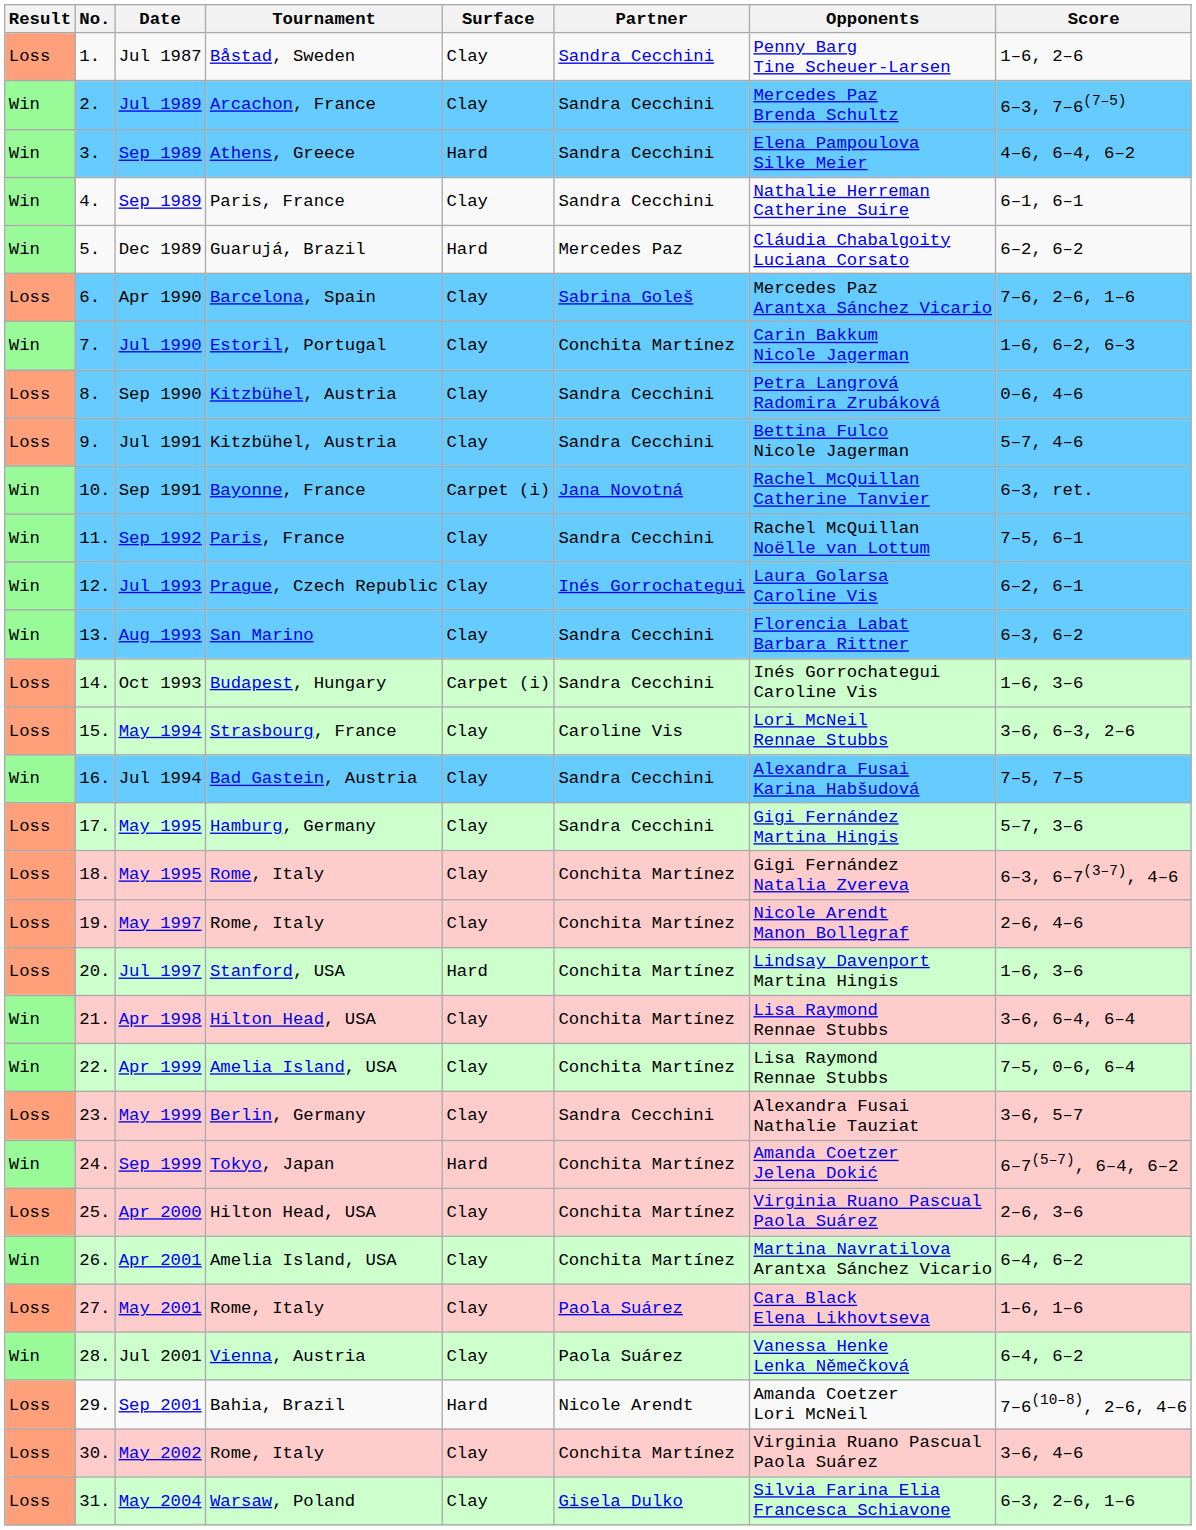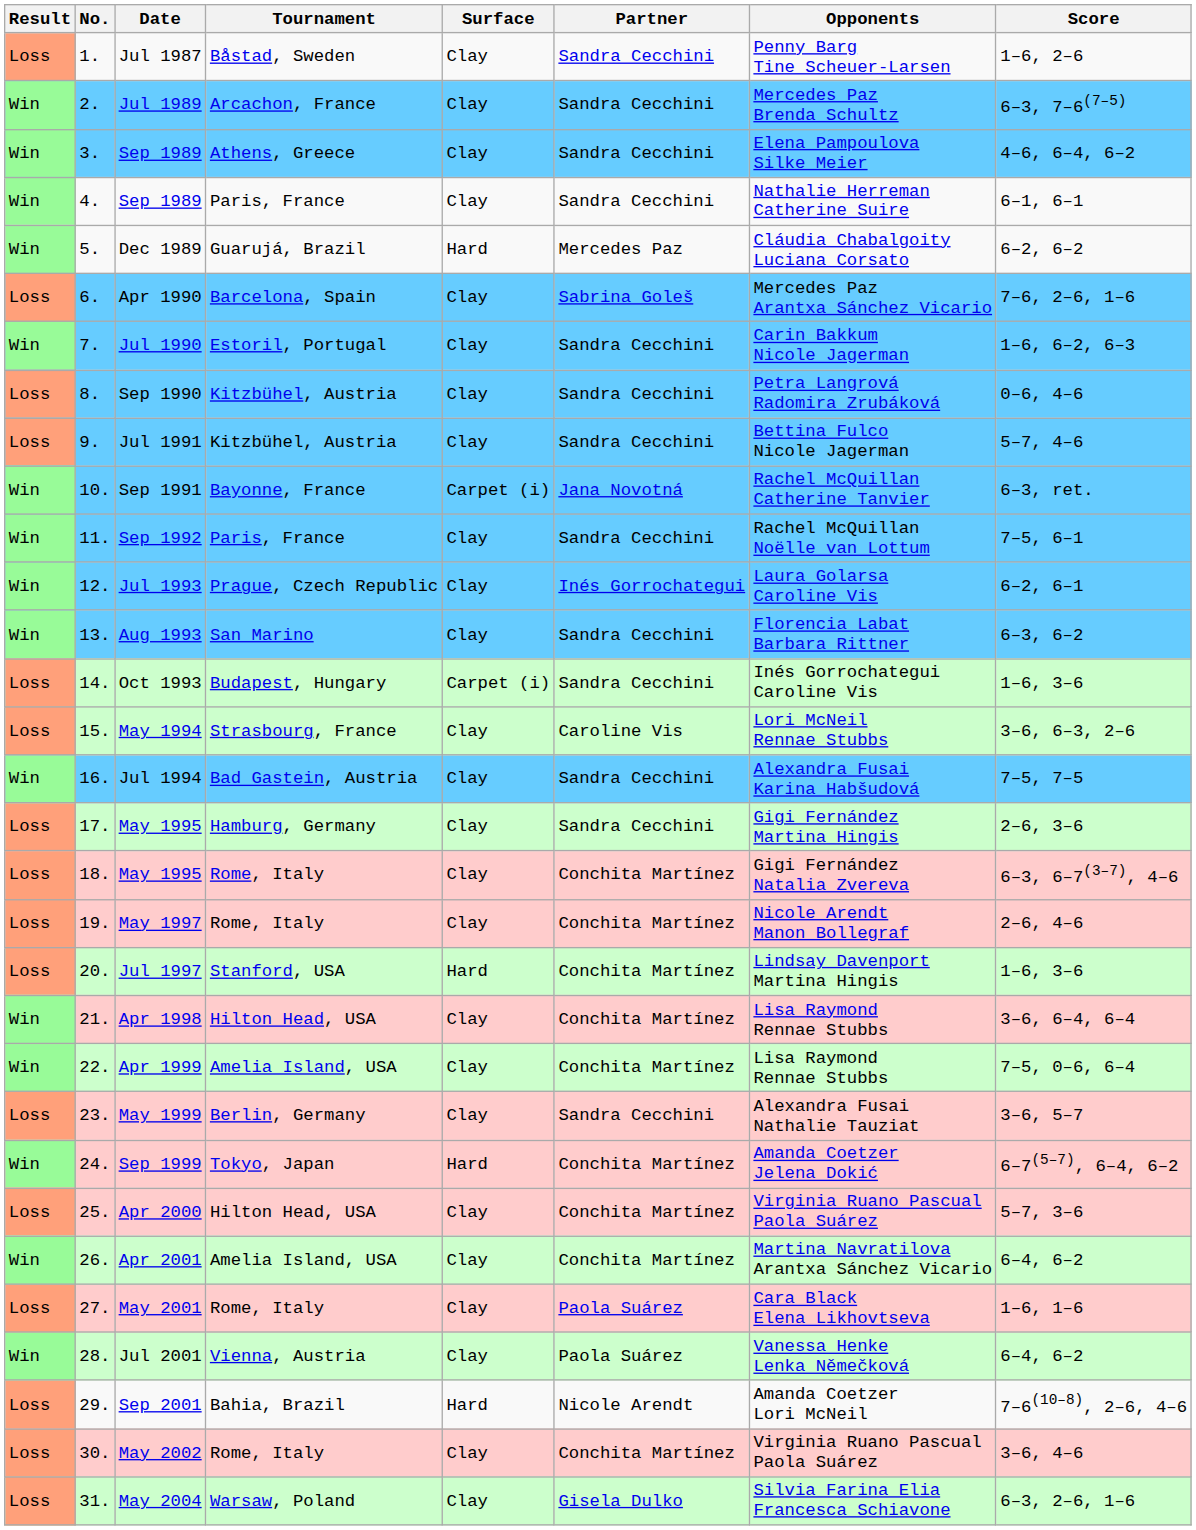(467, 153) Hard -> (467, 153) Clay
(647, 346) Conchita Martínez -> (636, 346) Sandra Cecchini
(1042, 827) 5–7, 3–6 -> (1042, 827) 2–6, 3–6
(1042, 1212) 2–6, 3–6 -> (1042, 1212) 5–7, 3–6
